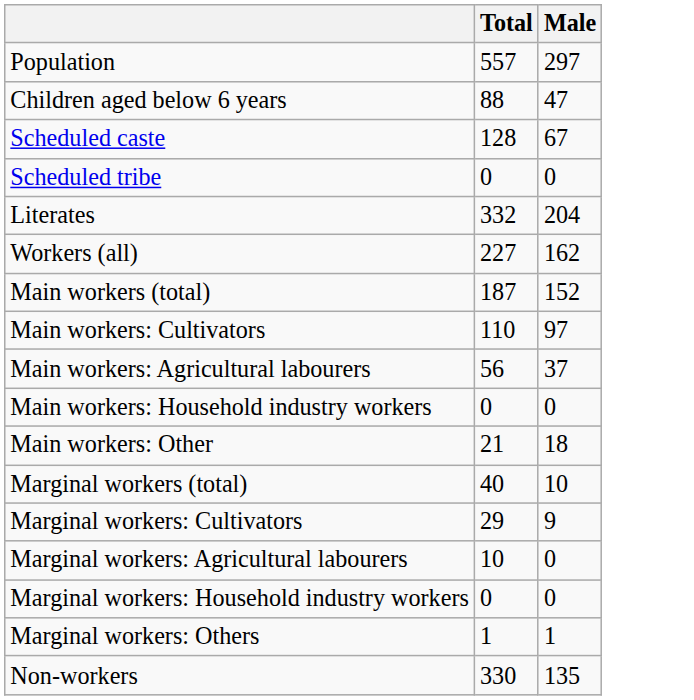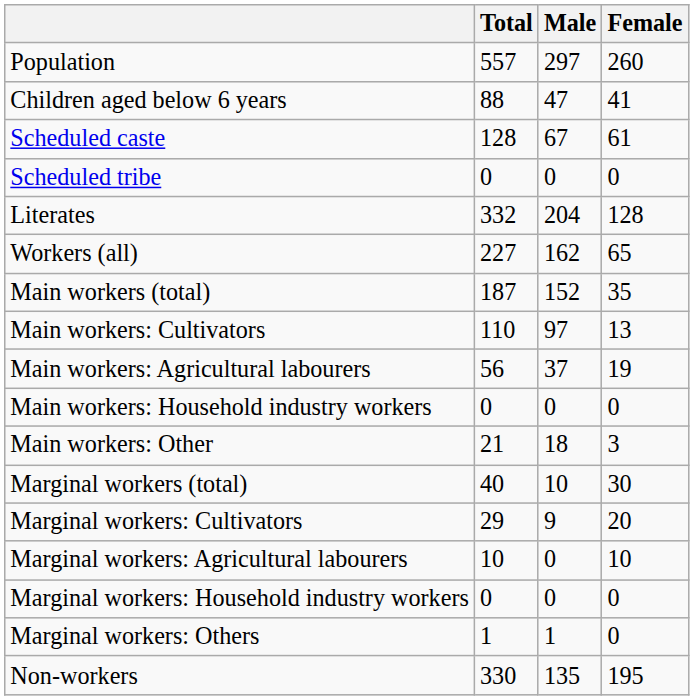+ column: (645, 23)
